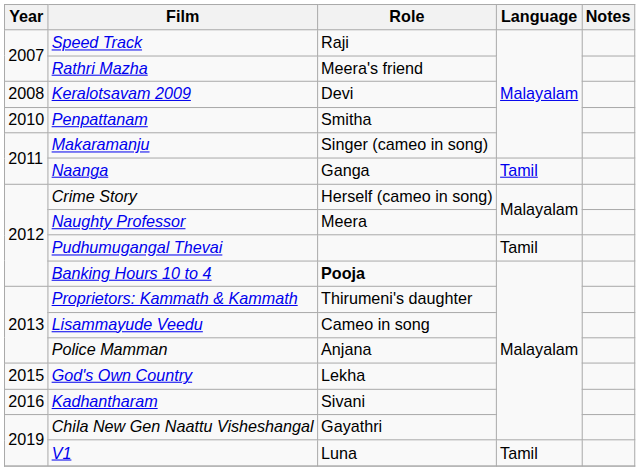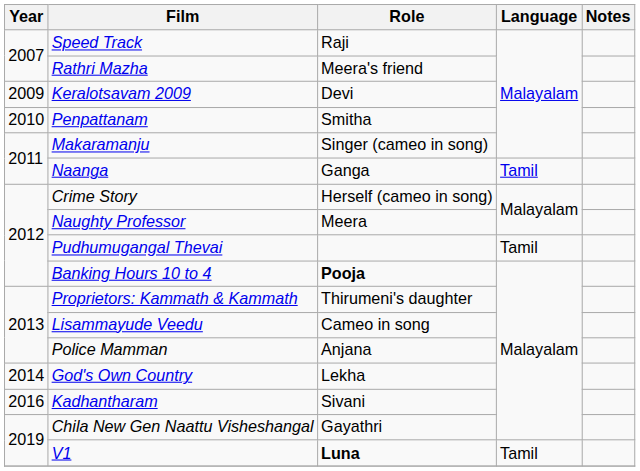(26, 94) 2008 -> (26, 94) 2009
(26, 376) 2015 -> (26, 376) 2014
(339, 453) normal -> (340, 453) bold
